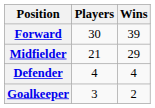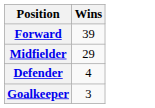- column: (94, 14)
(134, 93) 2 -> (88, 93) 3
